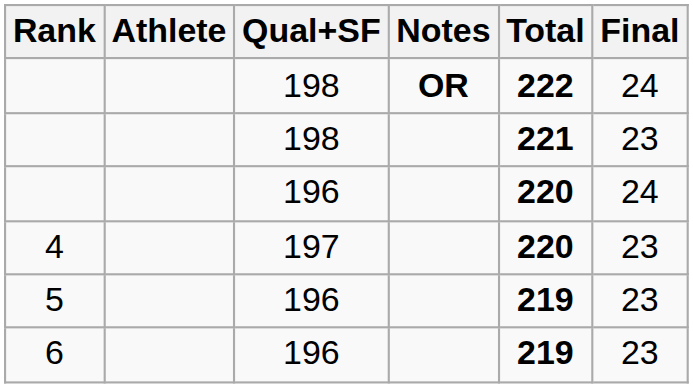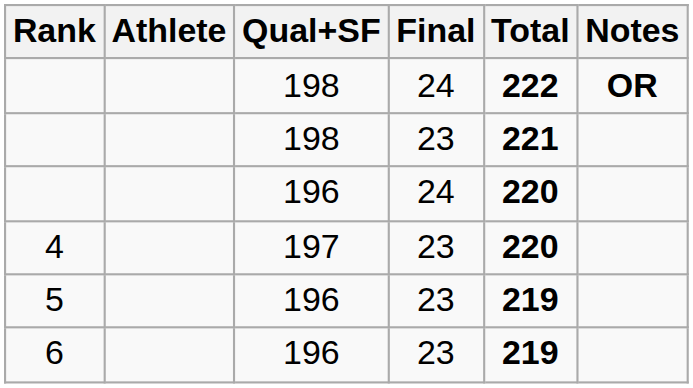columns swapped: (640, 31) <-> (443, 31)
